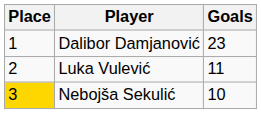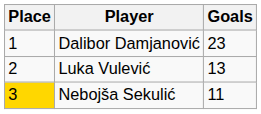(216, 69) 11 -> (217, 69) 13
(217, 95) 10 -> (216, 95) 11
